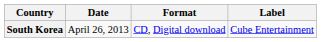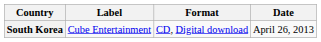columns swapped: (98, 12) <-> (272, 12)
